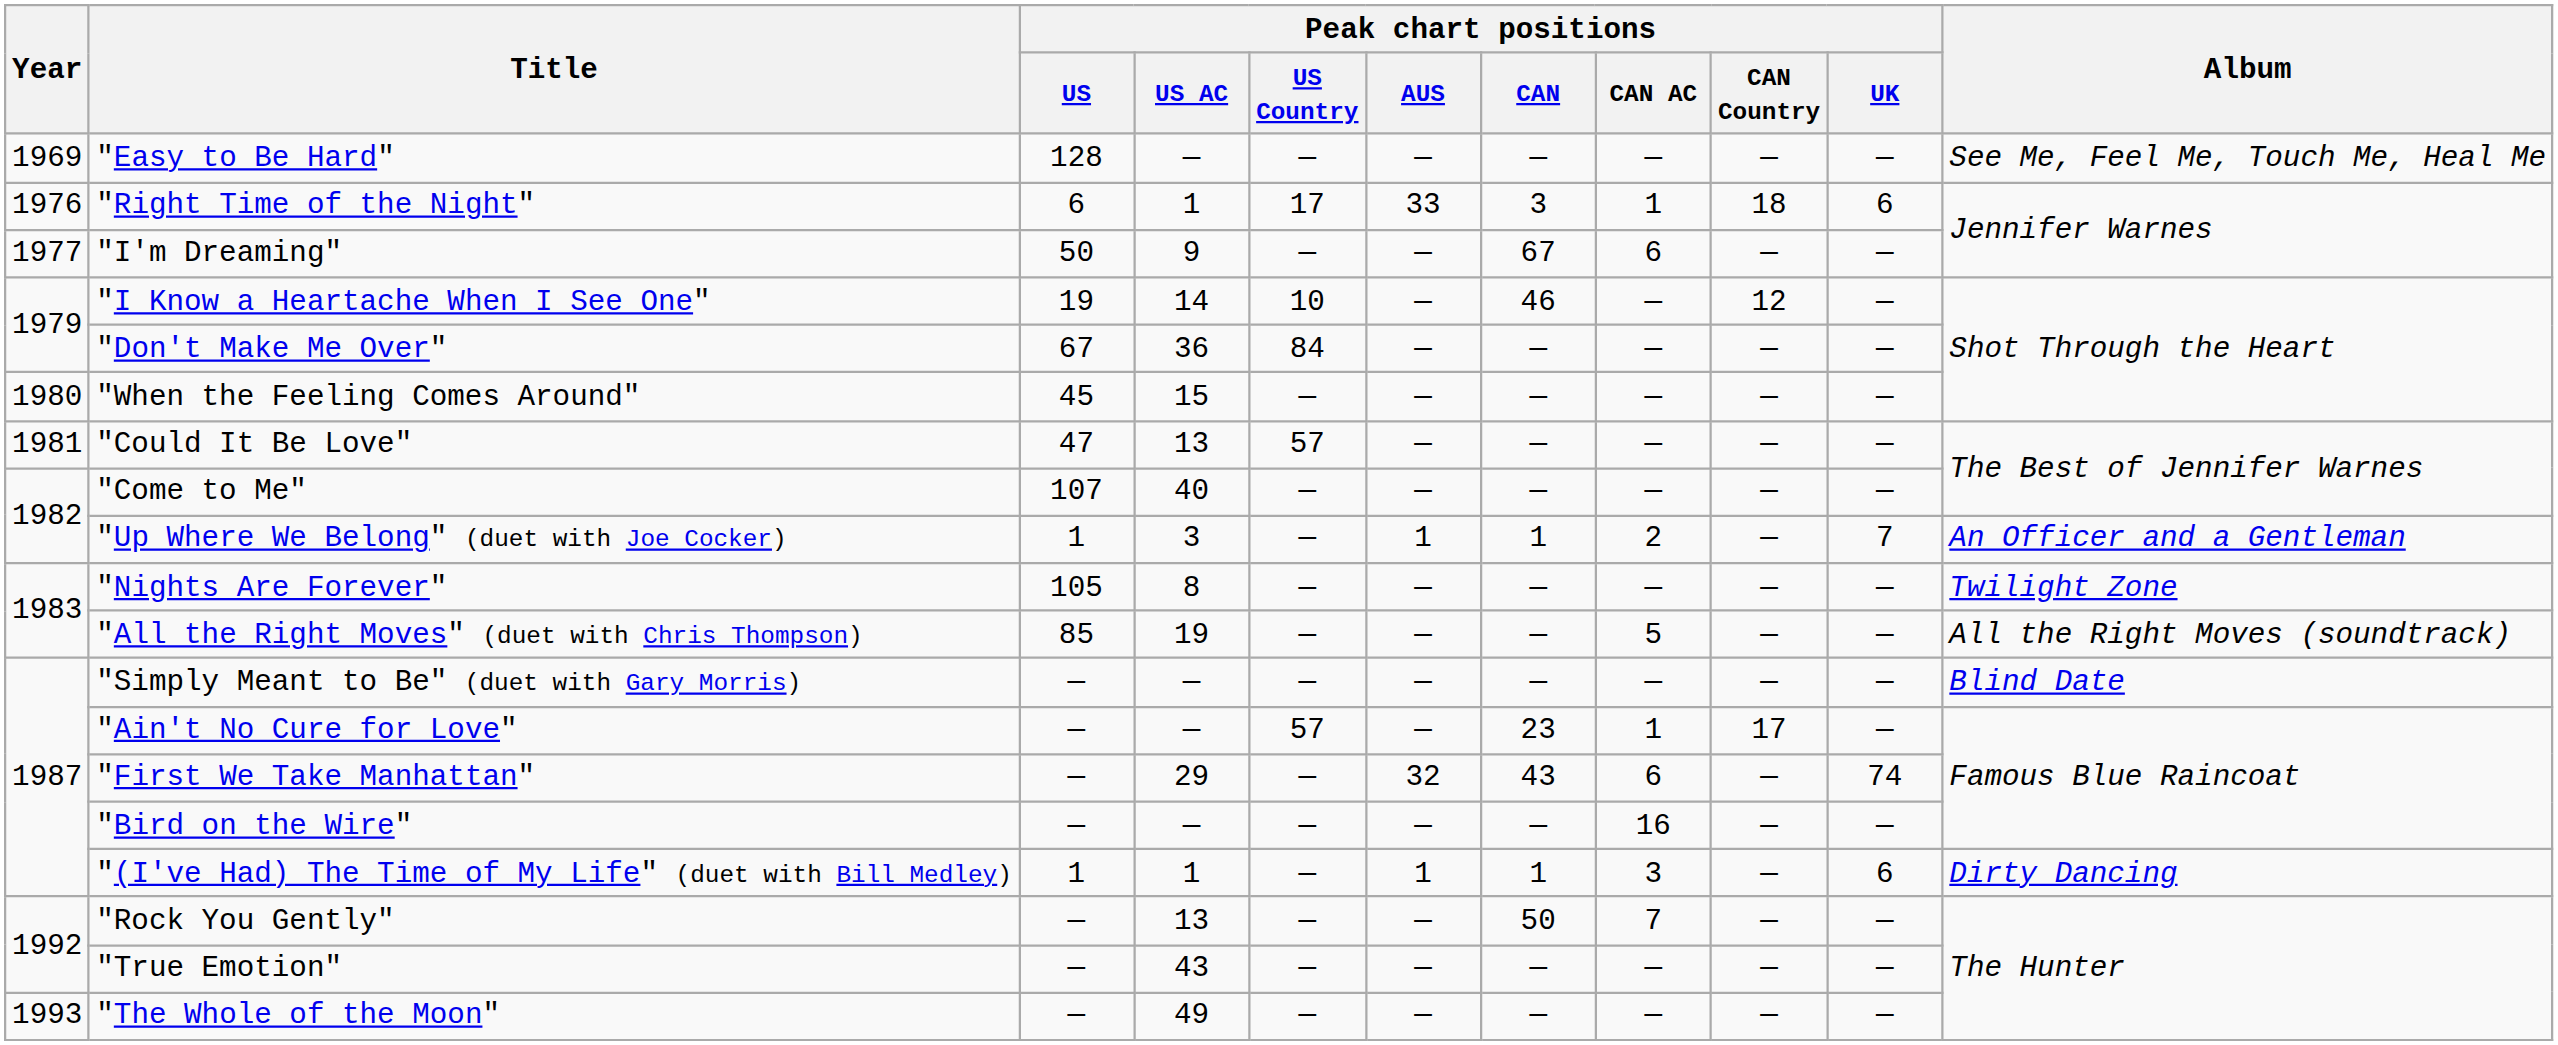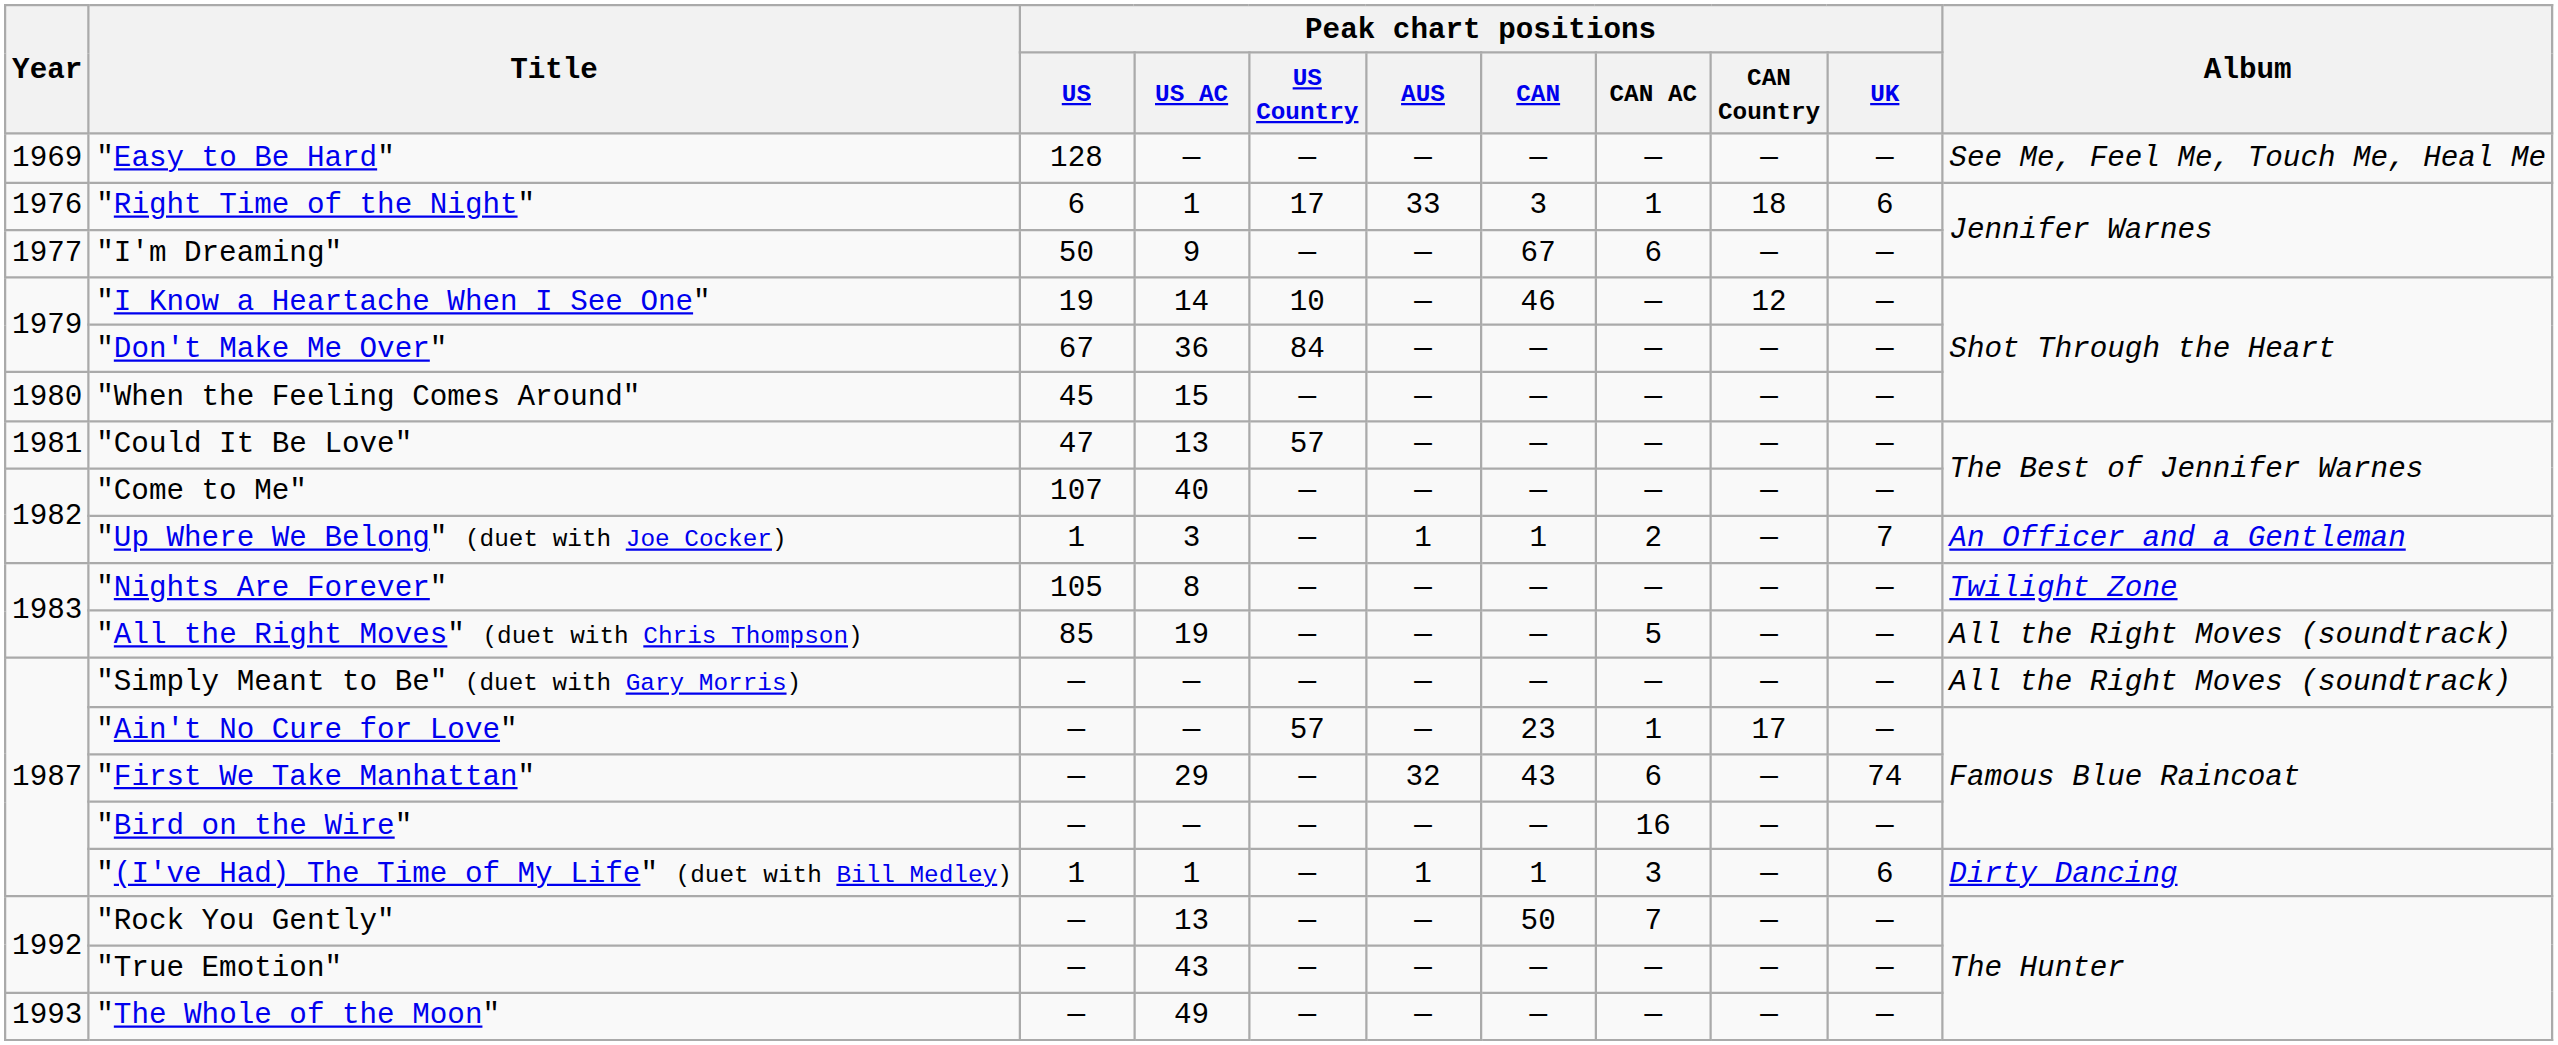(2037, 682) Blind Date -> (2230, 682) All the Right Moves (soundtrack)
